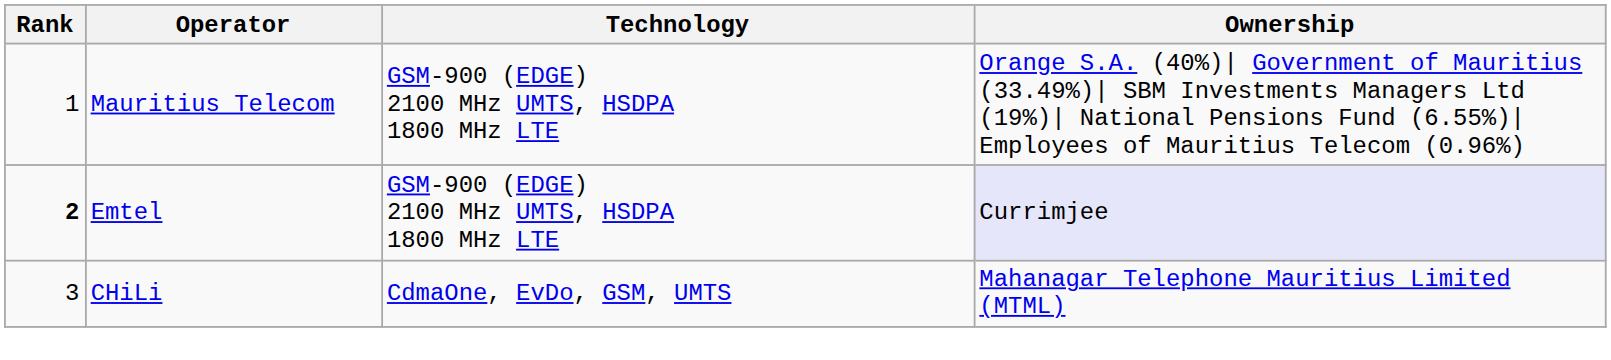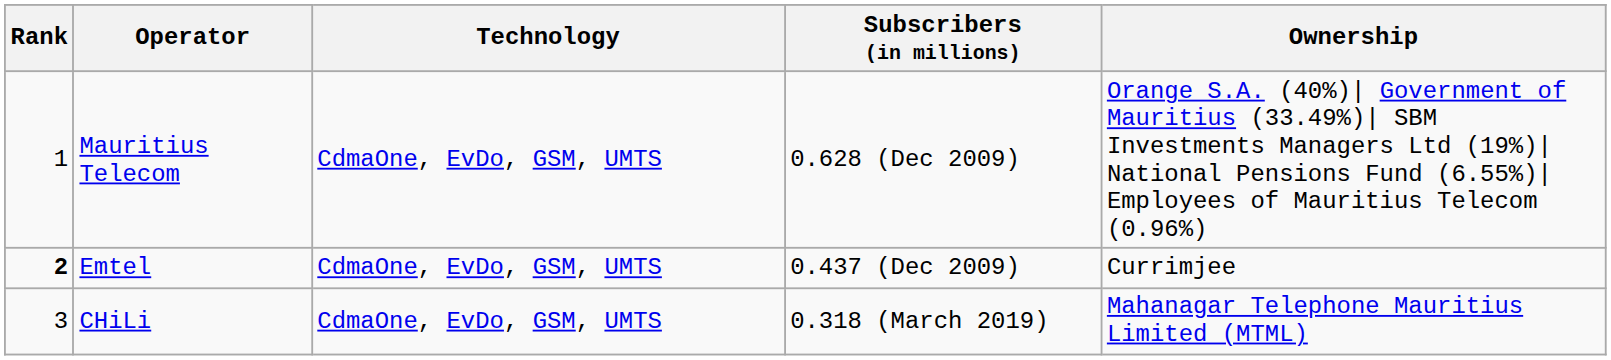+ column: (943, 37)
(530, 105) GSM-900 (EDGE) 2100 MHz UMTS, HSDPA 1800 MHz LTE -> (490, 160) CdmaOne, EvDo, GSM, UMTS
(530, 213) GSM-900 (EDGE) 2100 MHz UMTS, HSDPA 1800 MHz LTE -> (490, 268) CdmaOne, EvDo, GSM, UMTS
(1044, 213) lavender background -> (1171, 268) no background
